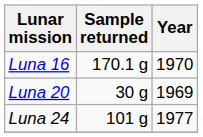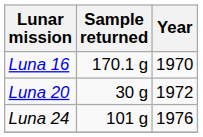(175, 91) 1969 -> (175, 91) 1972
(175, 118) 1977 -> (175, 118) 1976
